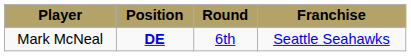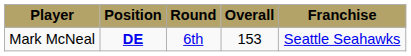+ column: (250, 16)
